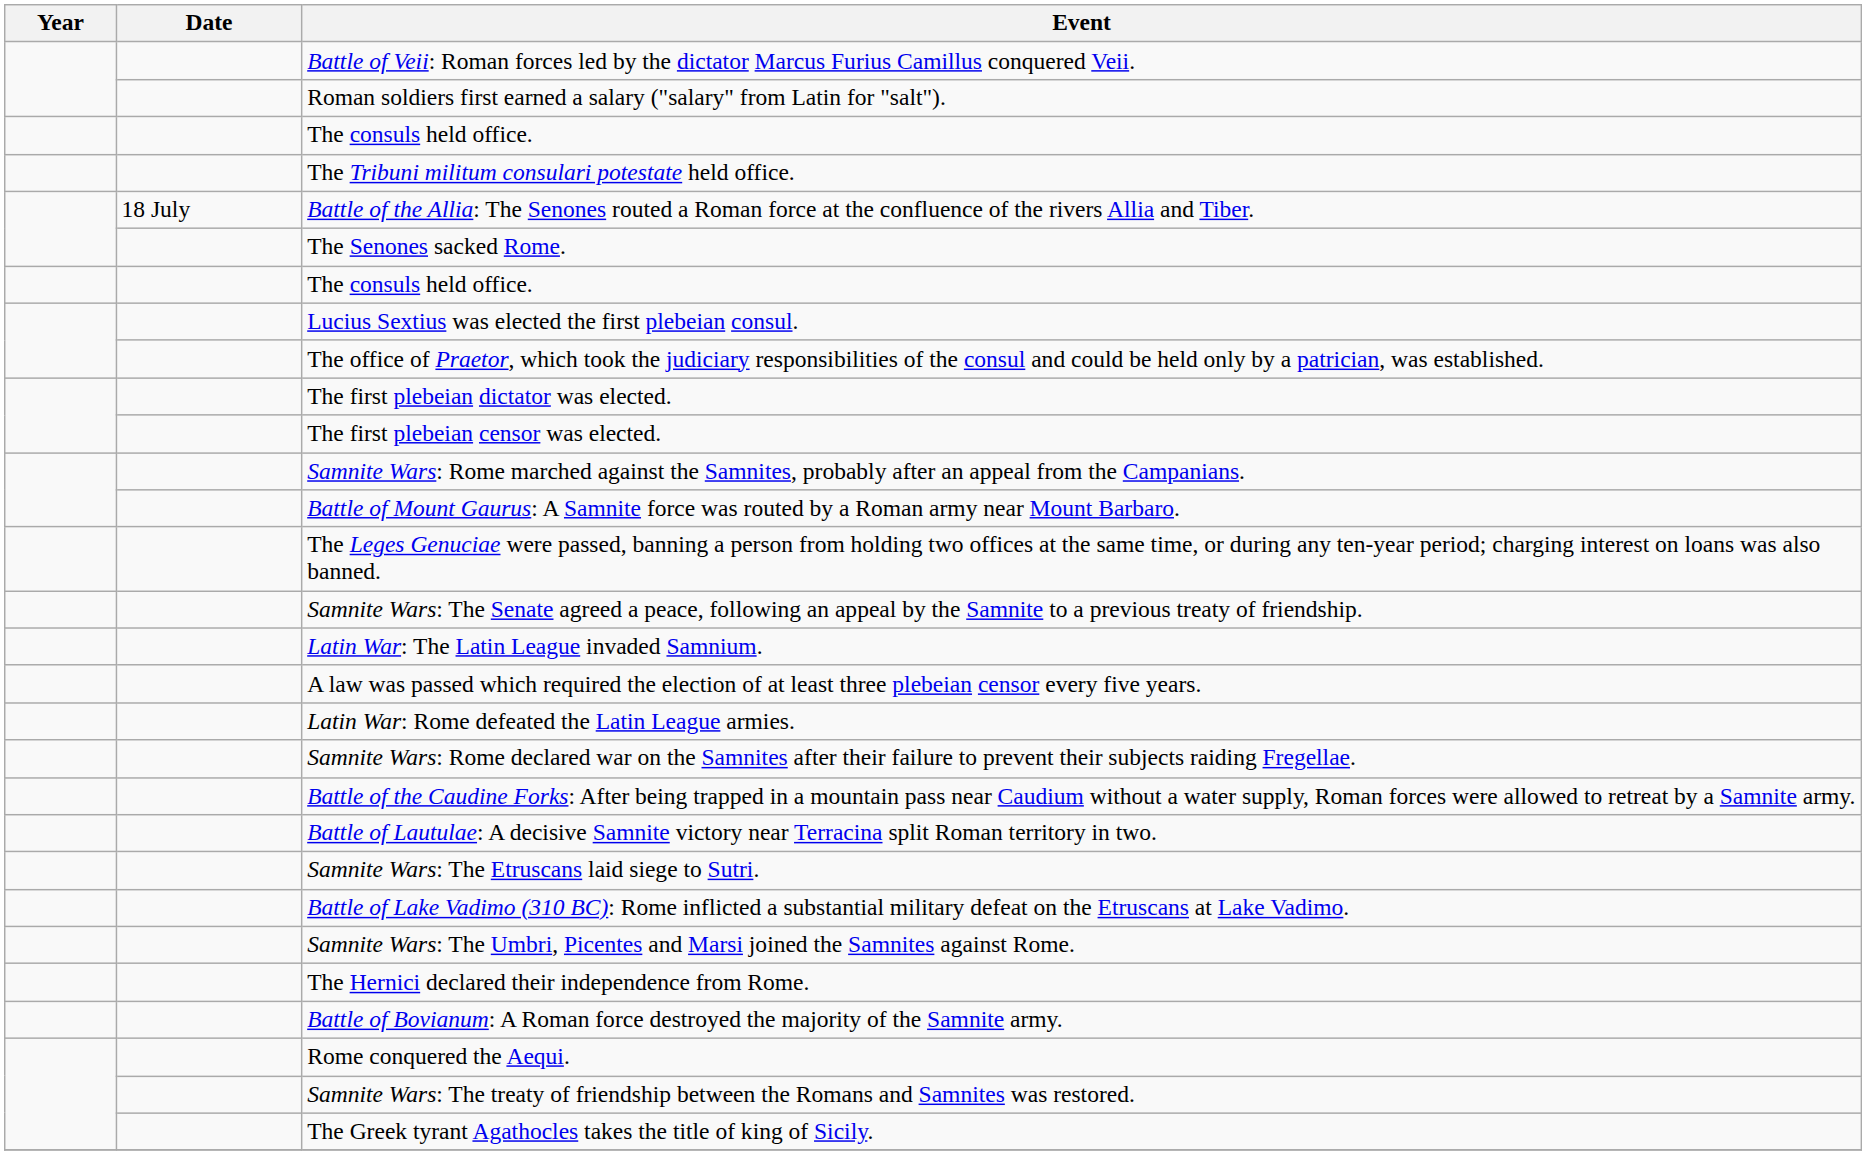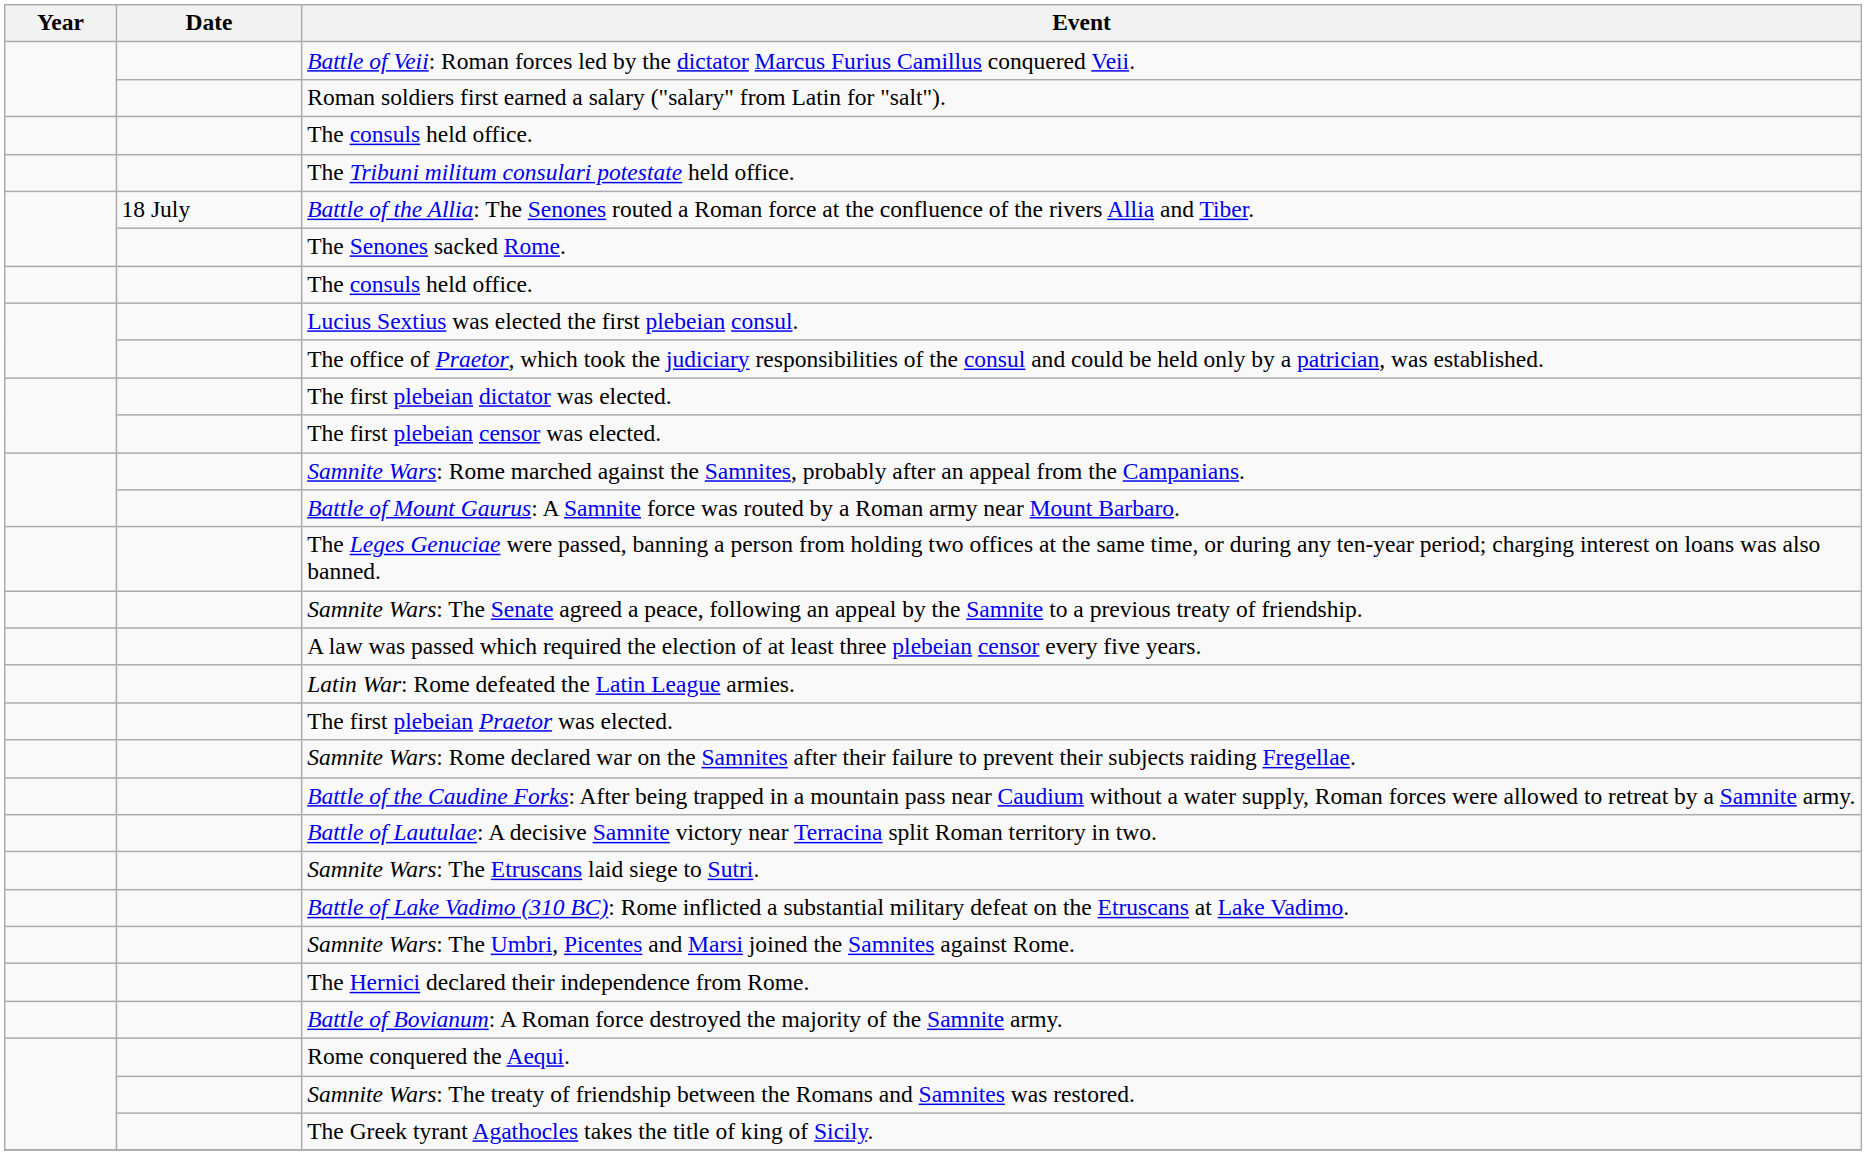- row: (209, 647)
+ row: (209, 721)
